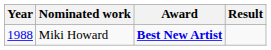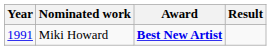(20, 34) 1988 -> (20, 34) 1991
